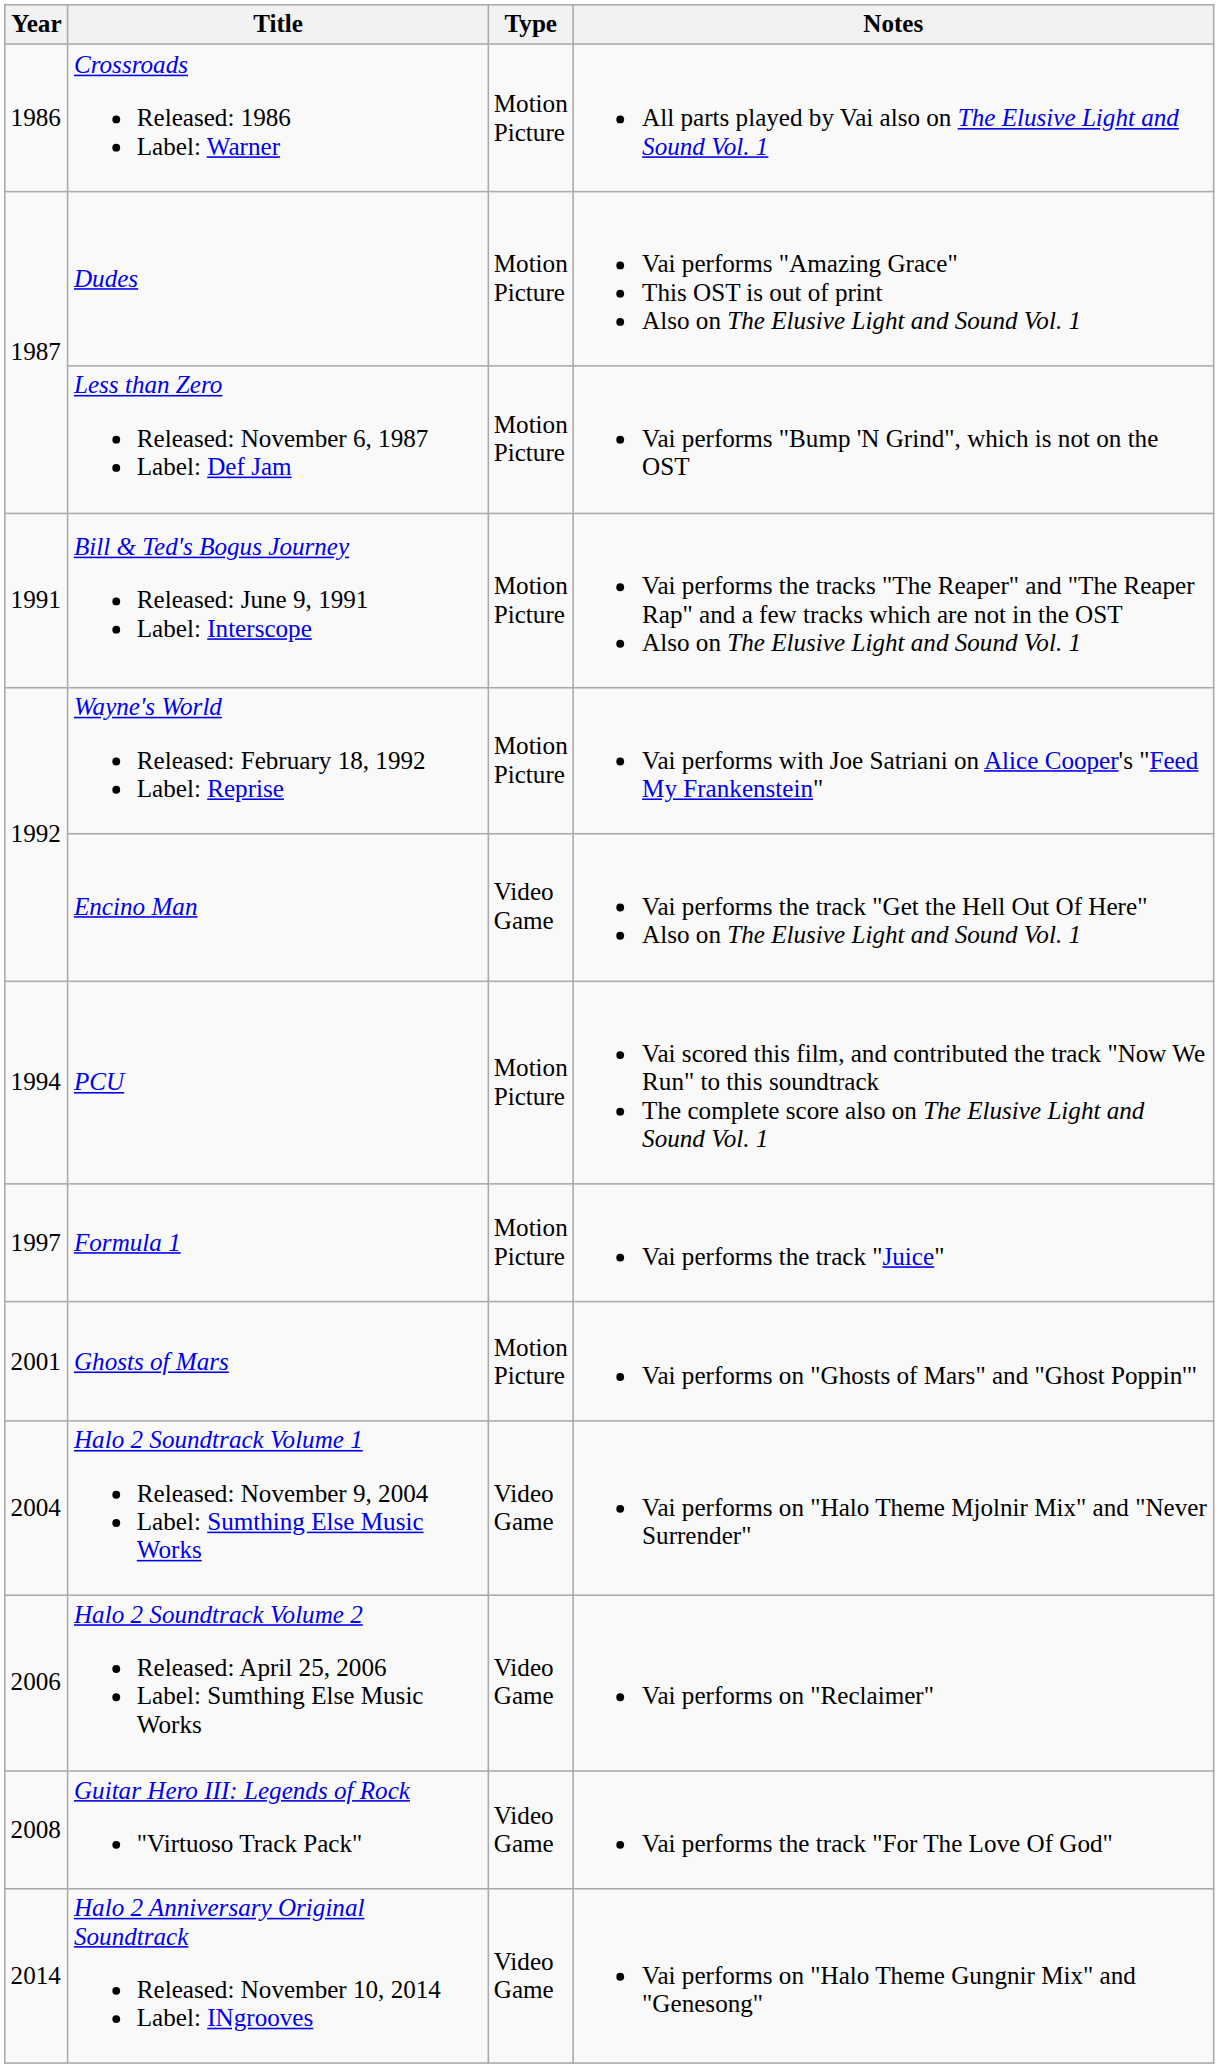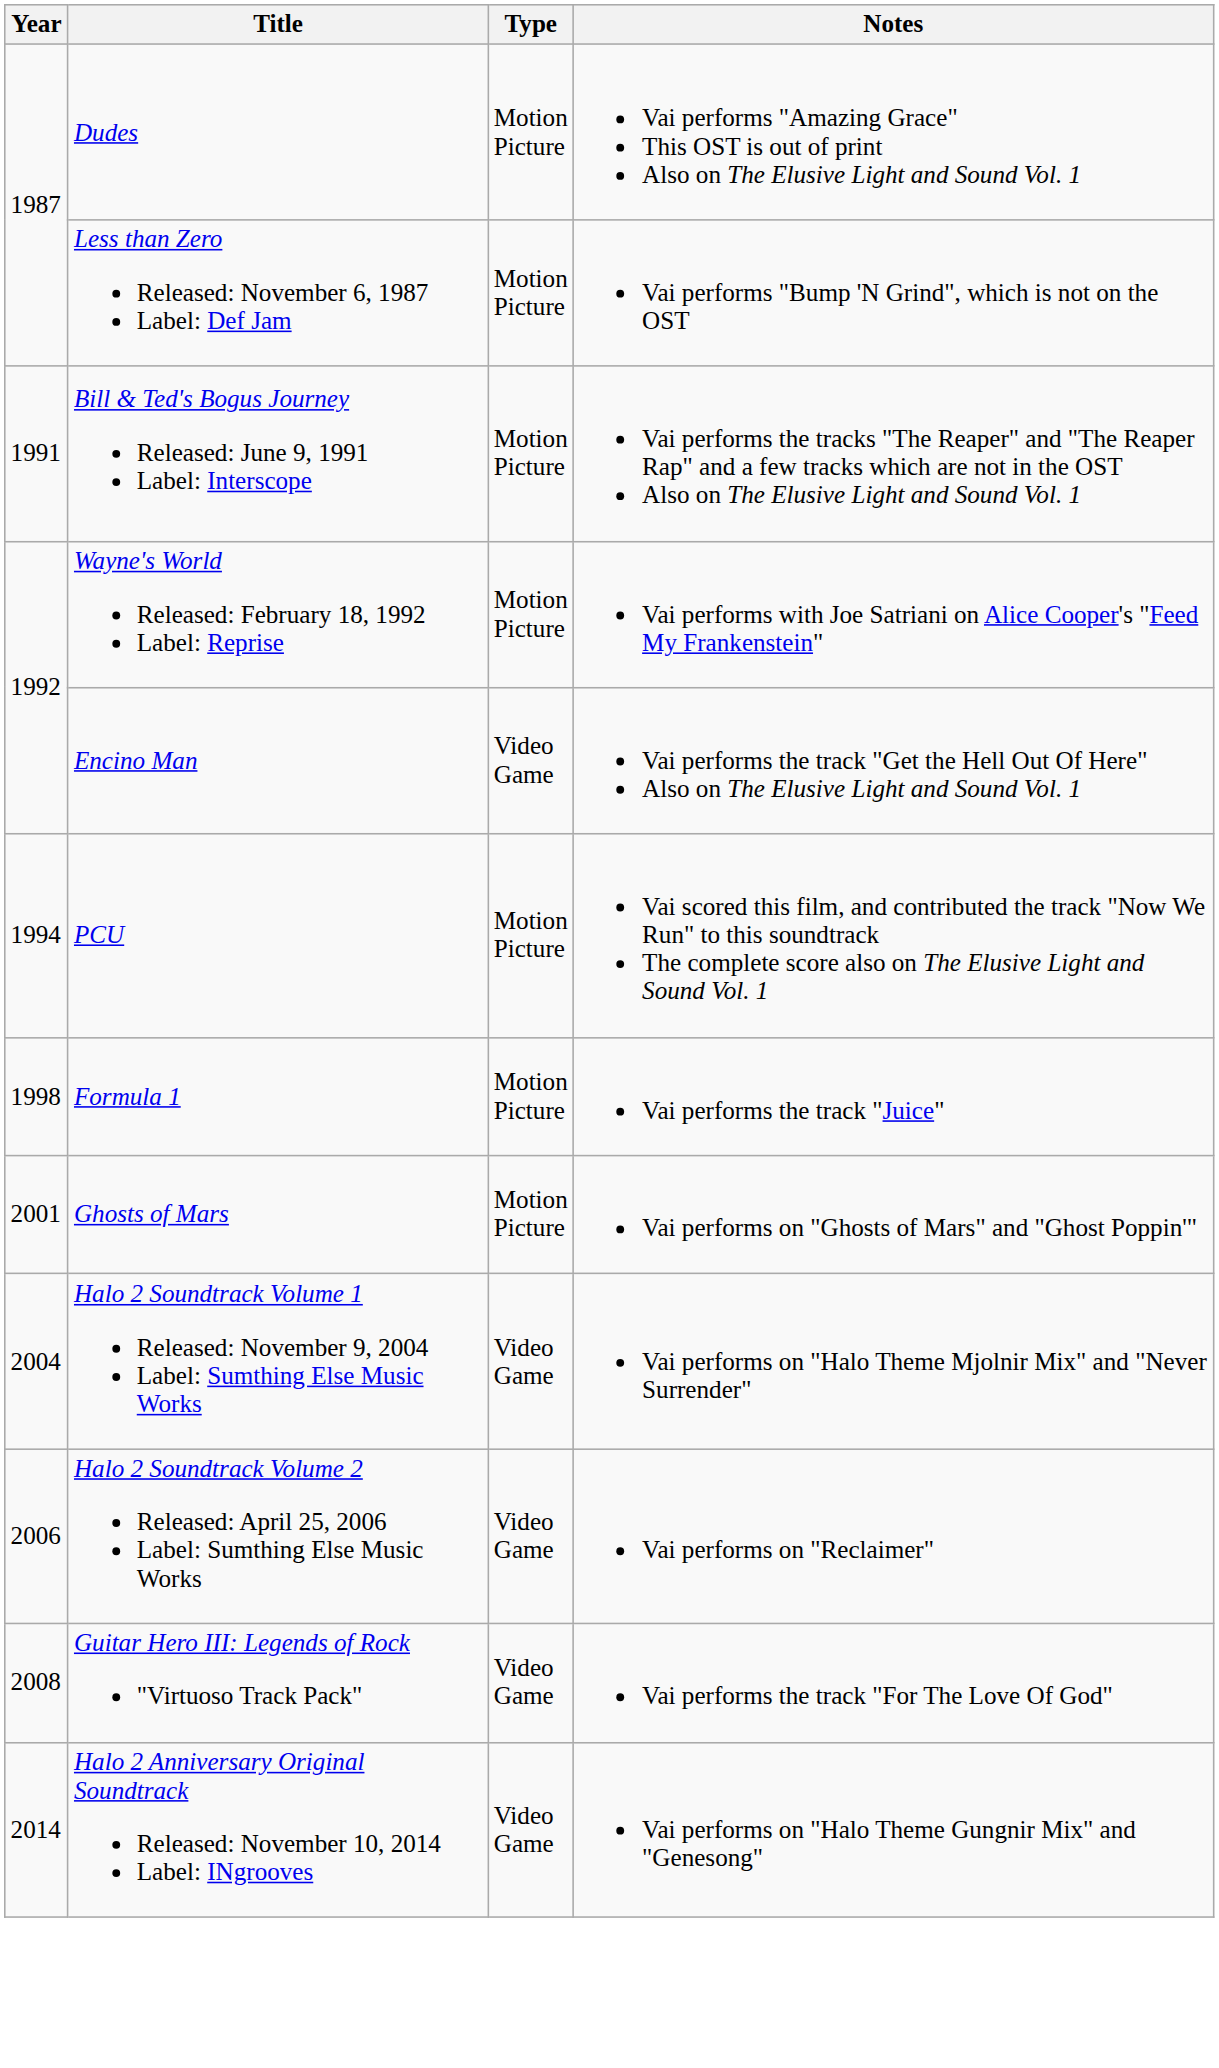- row: (278, 105)
(36, 1242) 1997 -> (36, 1096) 1998
